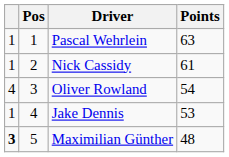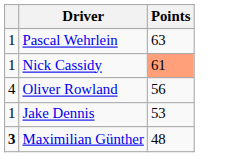- column: (34, 16)
(188, 65) no background -> (158, 65) lightsalmon background
(188, 89) 54 -> (158, 89) 56
